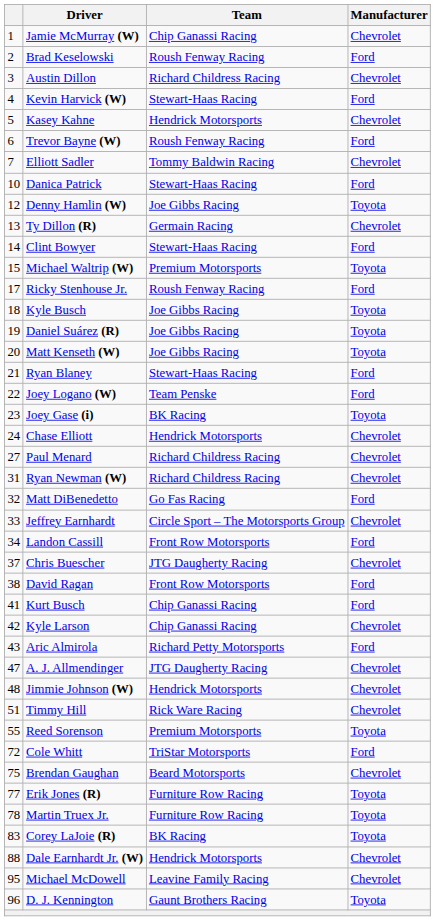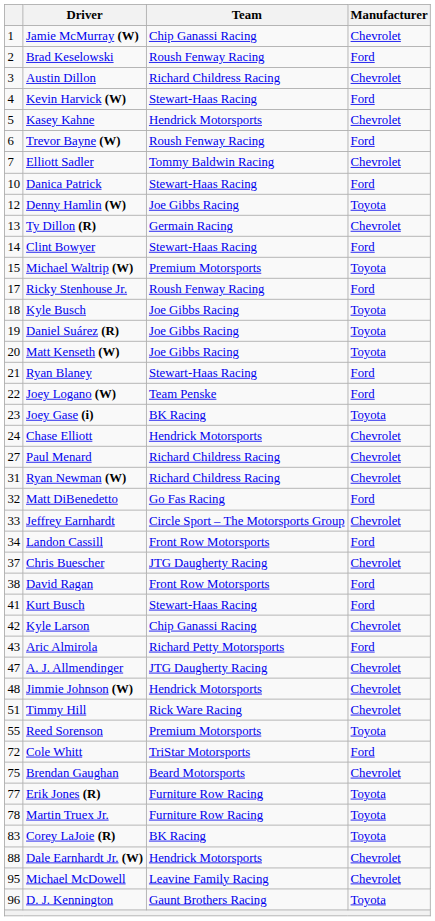(203, 604) Chip Ganassi Racing -> (203, 604) Stewart-Haas Racing
